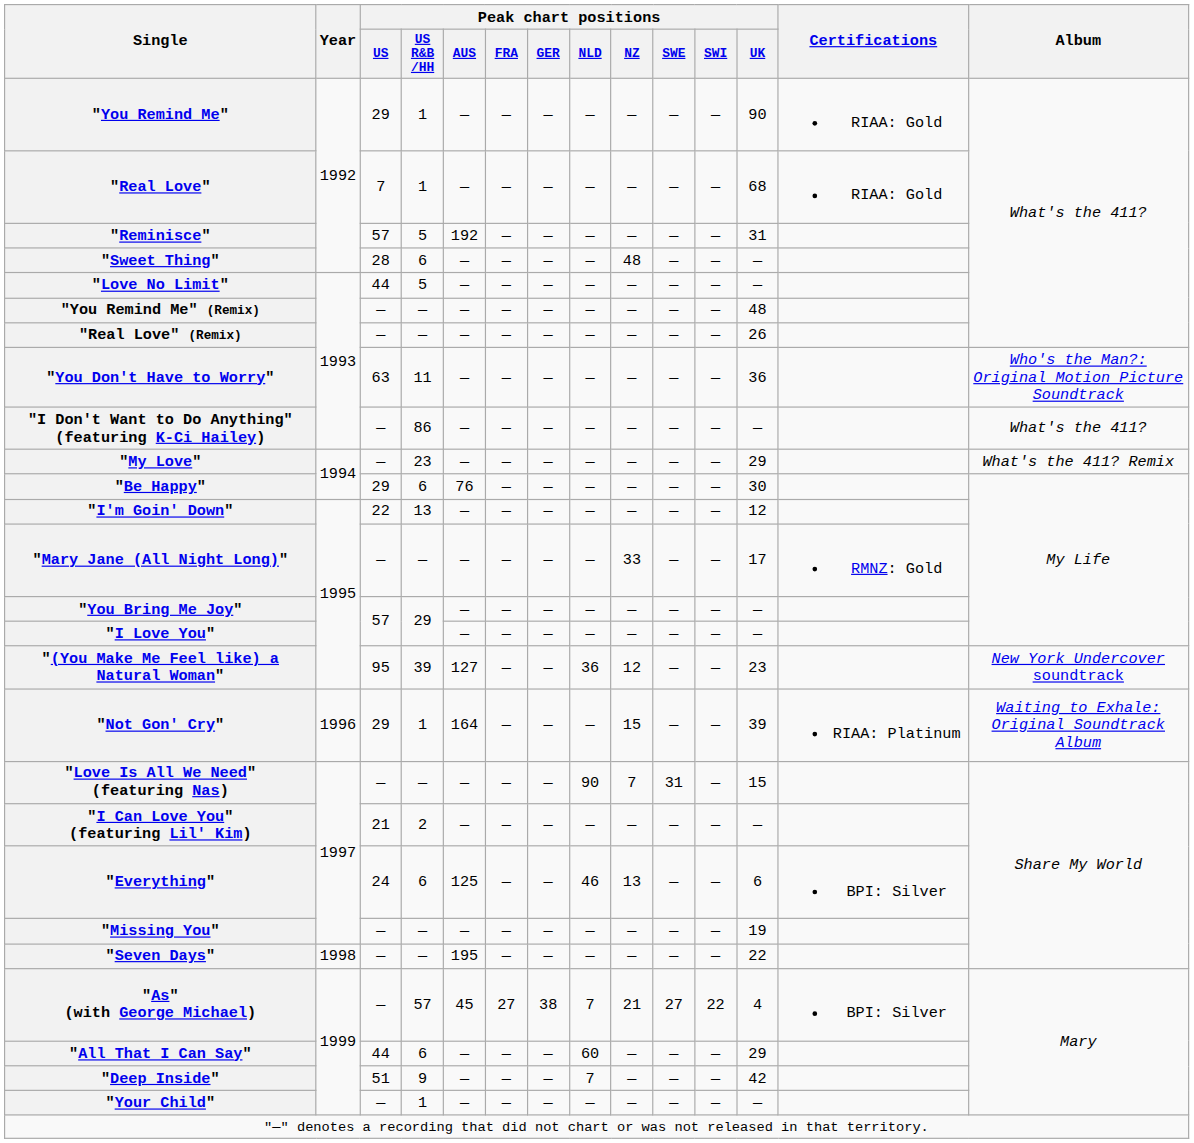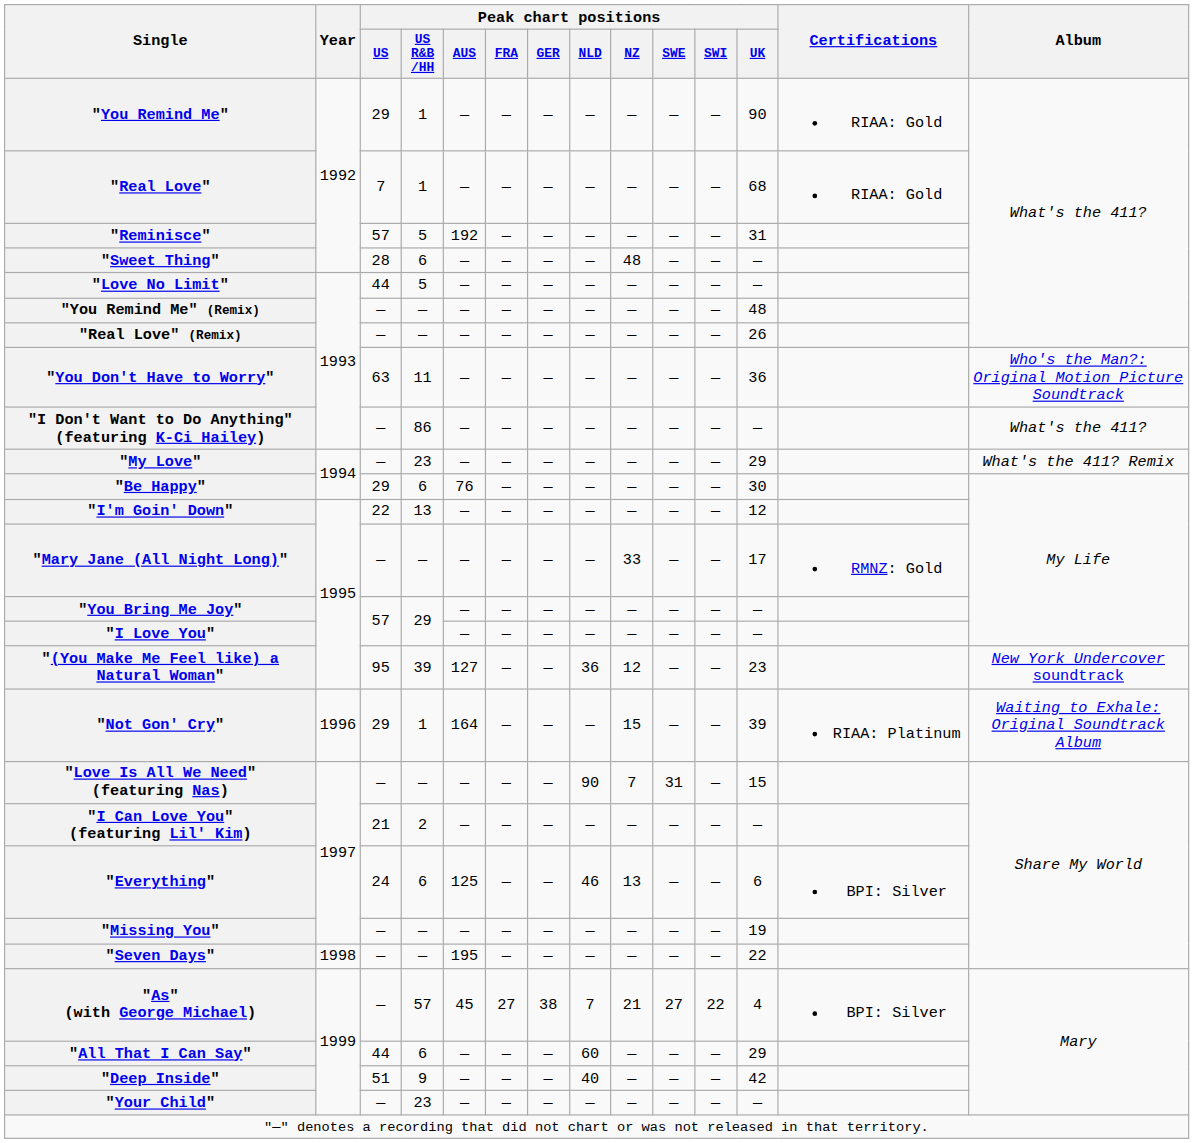(590, 1078) 7 -> (590, 1078) 40
(423, 1103) 1 -> (423, 1103) 23
